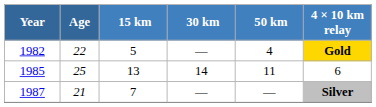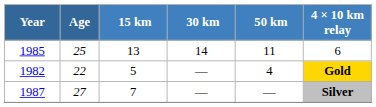rows swapped: (32, 50) <-> (32, 71)
(80, 92) 21 -> (80, 92) 27
